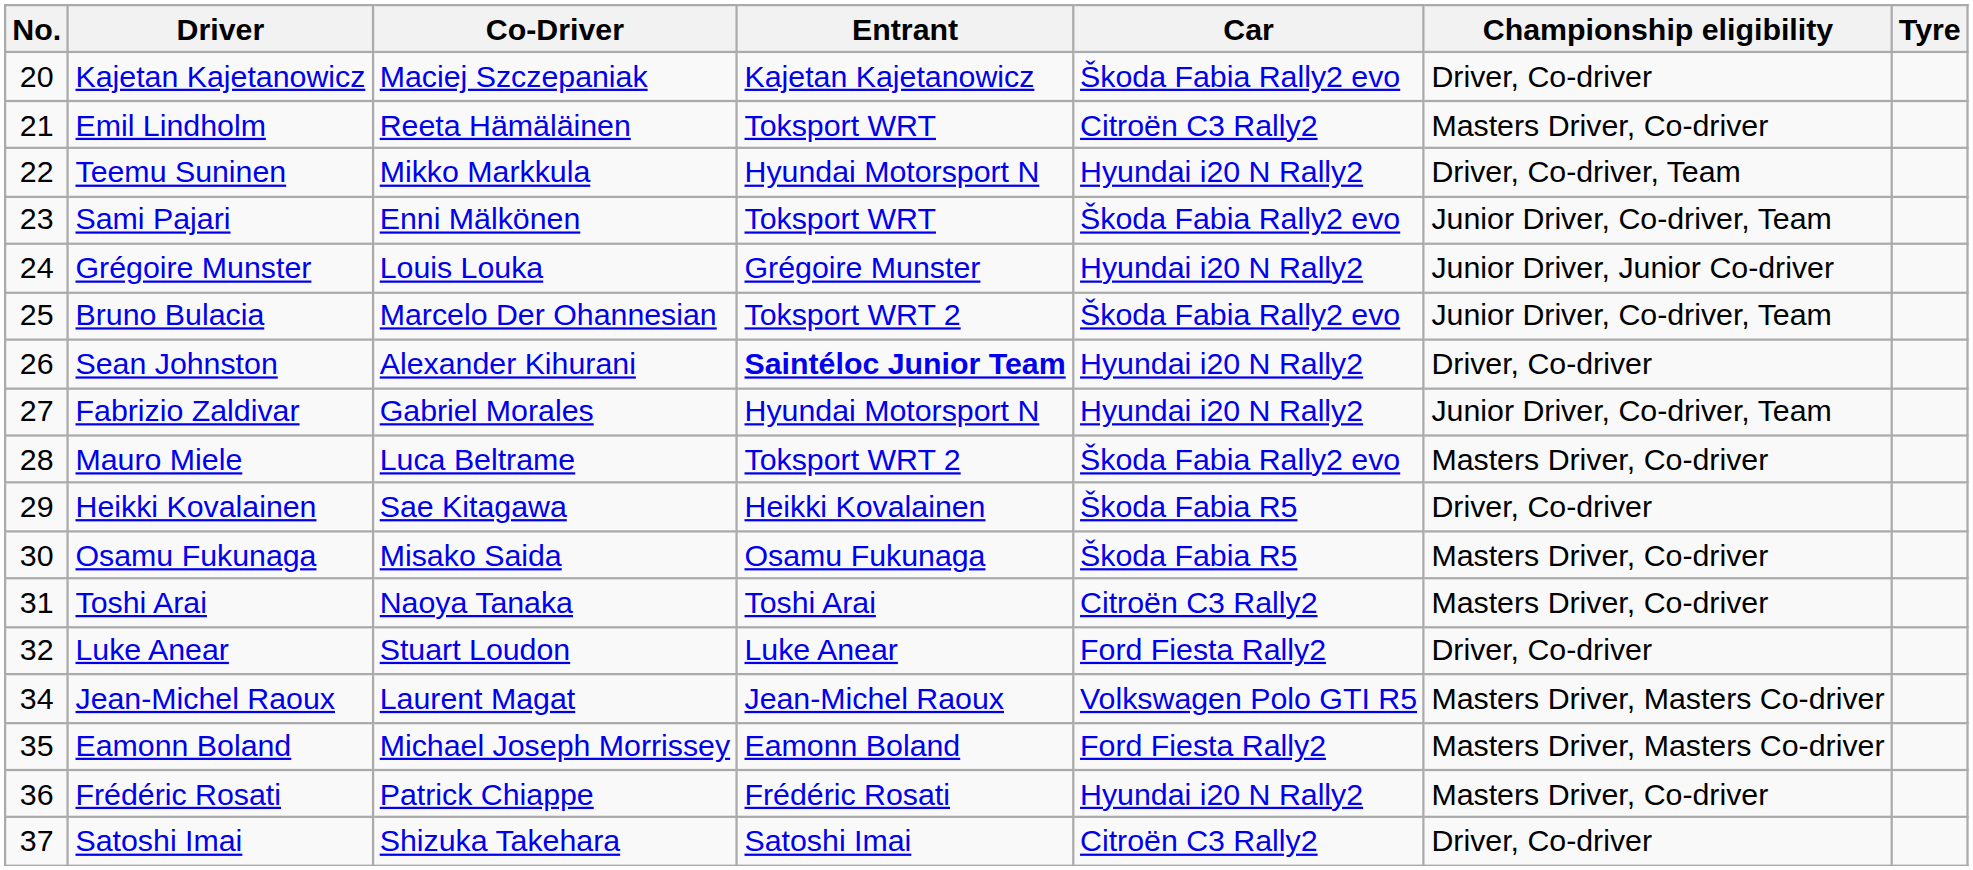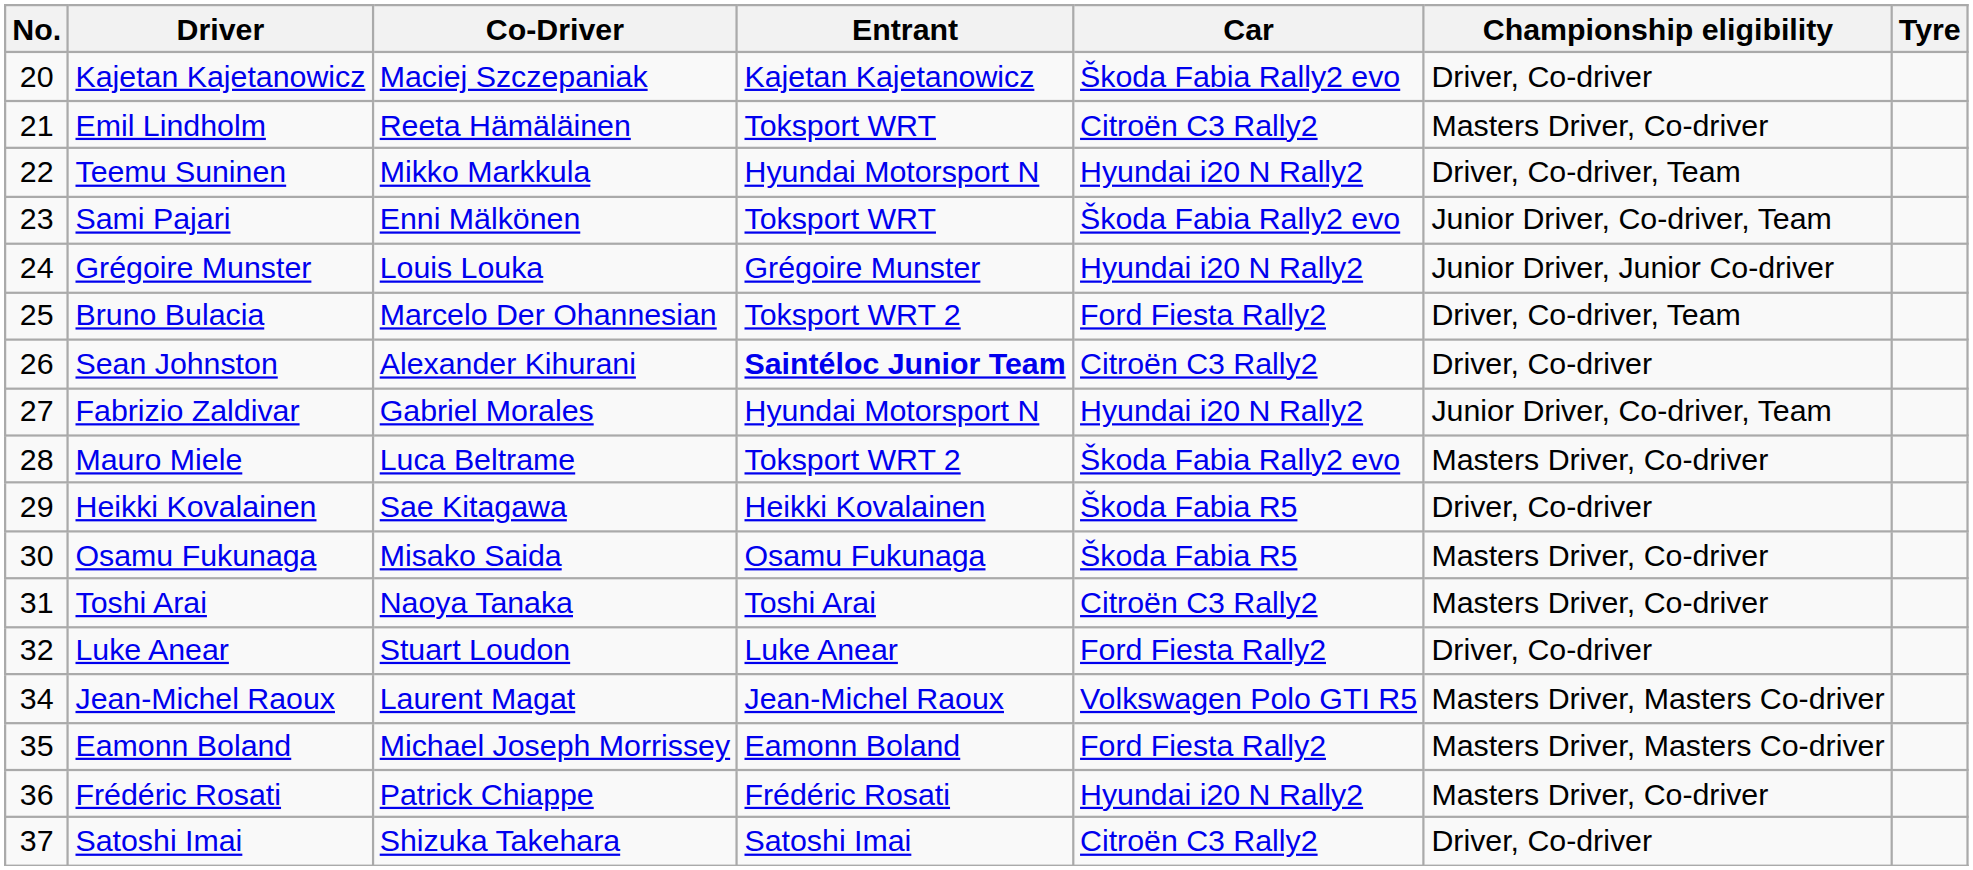(1240, 315) Škoda Fabia Rally2 evo -> (1203, 315) Ford Fiesta Rally2
(1632, 315) Junior Driver, Co-driver, Team -> (1586, 315) Driver, Co-driver, Team
(1222, 363) Hyundai i20 N Rally2 -> (1199, 363) Citroën C3 Rally2
